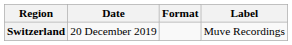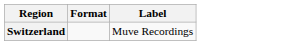- column: (113, 13)
